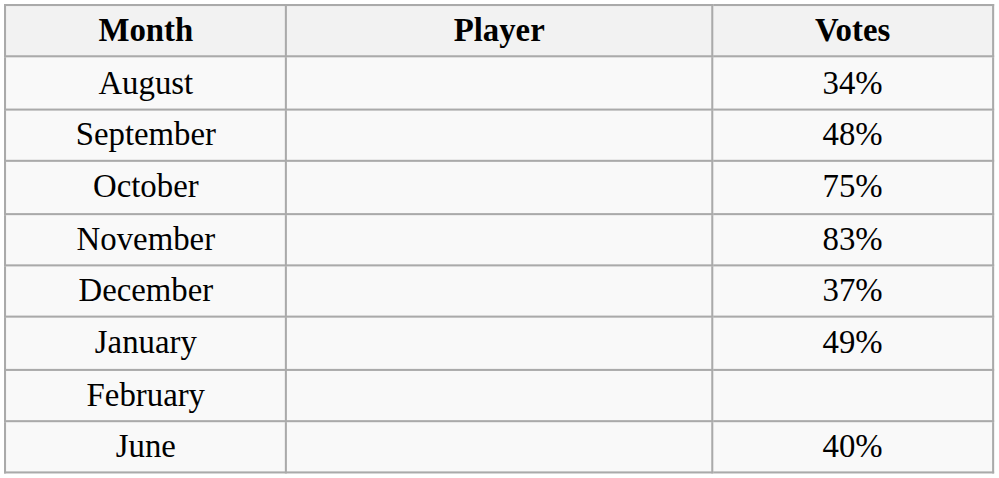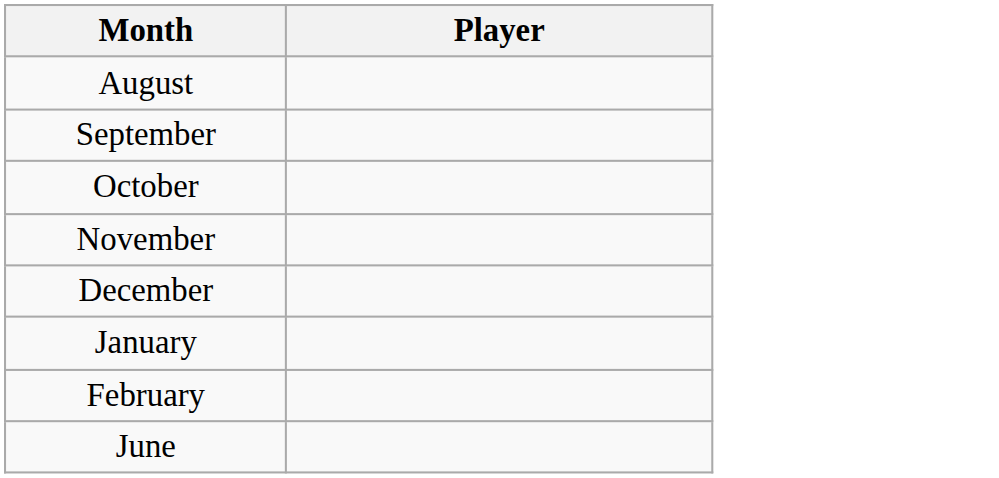- column: (853, 30)
